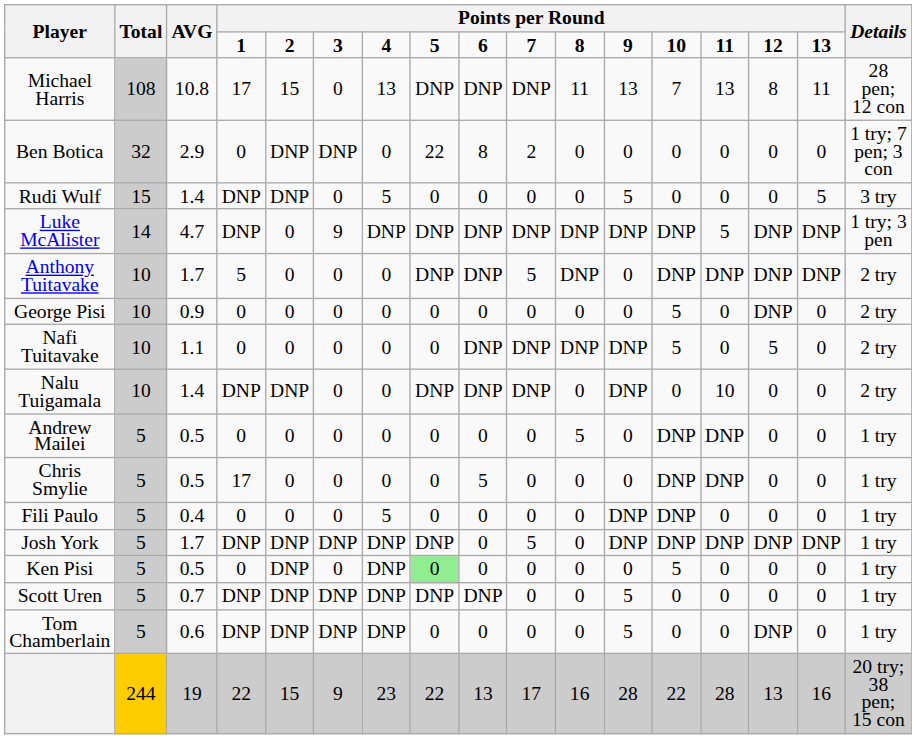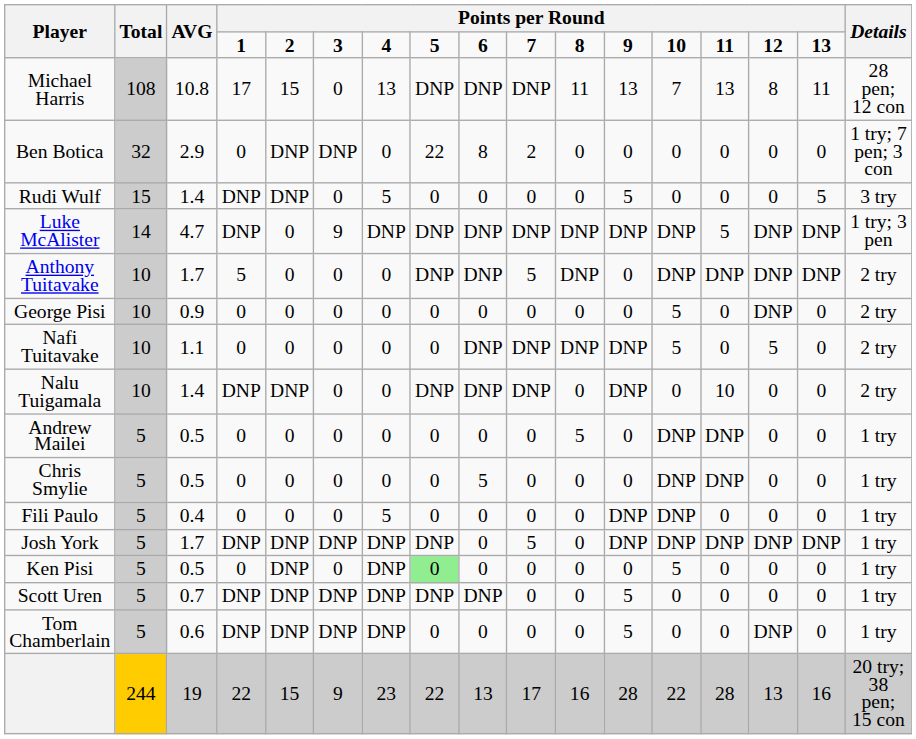(241, 480) 17 -> (241, 480) 0
